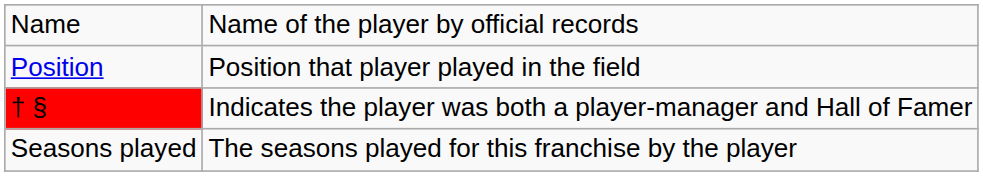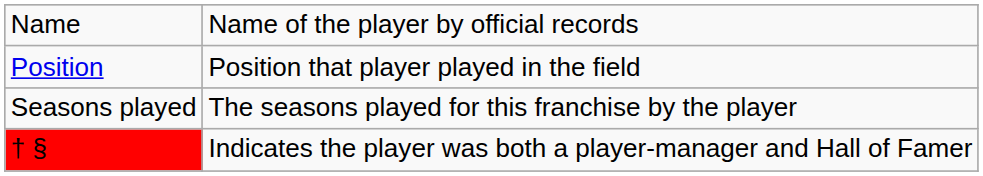rows swapped: (104, 149) <-> (29, 107)
